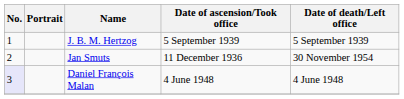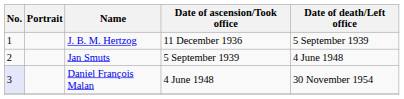(201, 40) 5 September 1939 -> (203, 40) 11 December 1936
(203, 57) 11 December 1936 -> (201, 57) 5 September 1939
(333, 57) 30 November 1954 -> (318, 57) 4 June 1948
(318, 79) 4 June 1948 -> (333, 79) 30 November 1954
